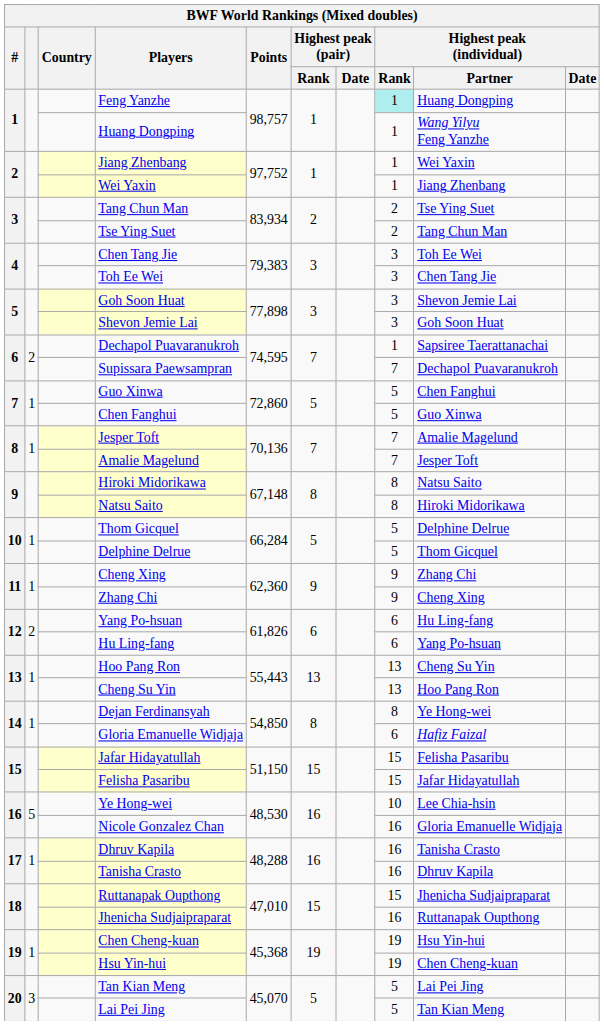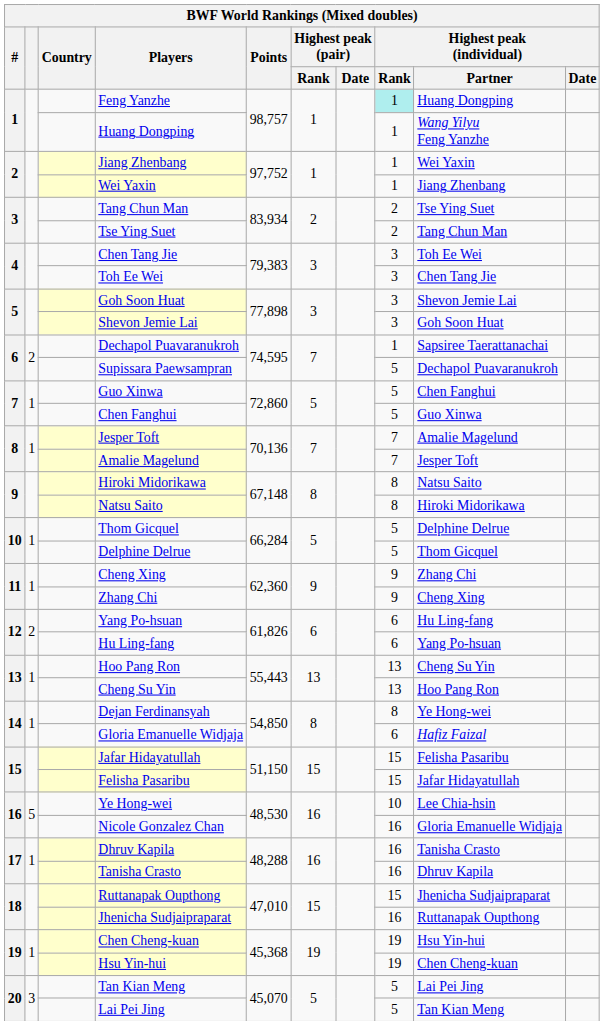(395, 368) 7 -> (395, 368) 5
